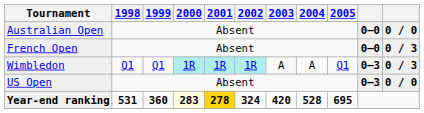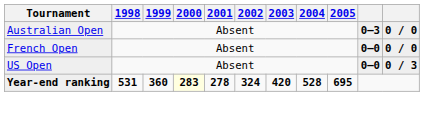(370, 30) 0–0 -> (370, 30) 0–3
(401, 48) 0 / 3 -> (401, 48) 0 / 0
- row: (36, 65)
(370, 83) 0–3 -> (370, 65) 0–0
(401, 83) 0 / 0 -> (401, 65) 0 / 3
(220, 100) gold background -> (220, 83) no background
